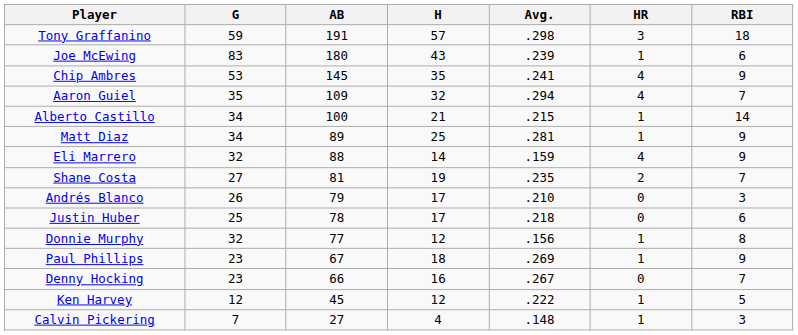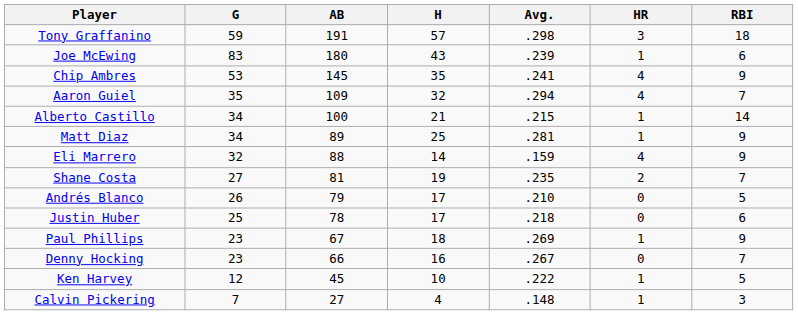(742, 198) 3 -> (742, 198) 5
- row: (95, 238)
(438, 299) 12 -> (438, 279) 10
